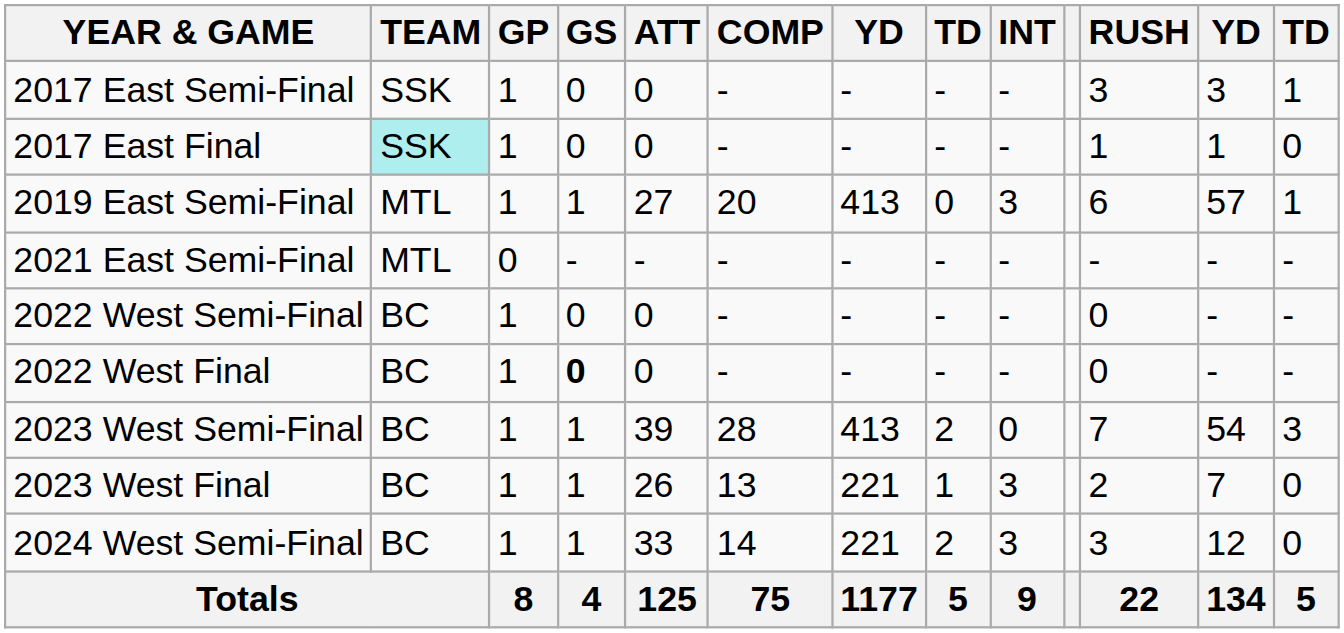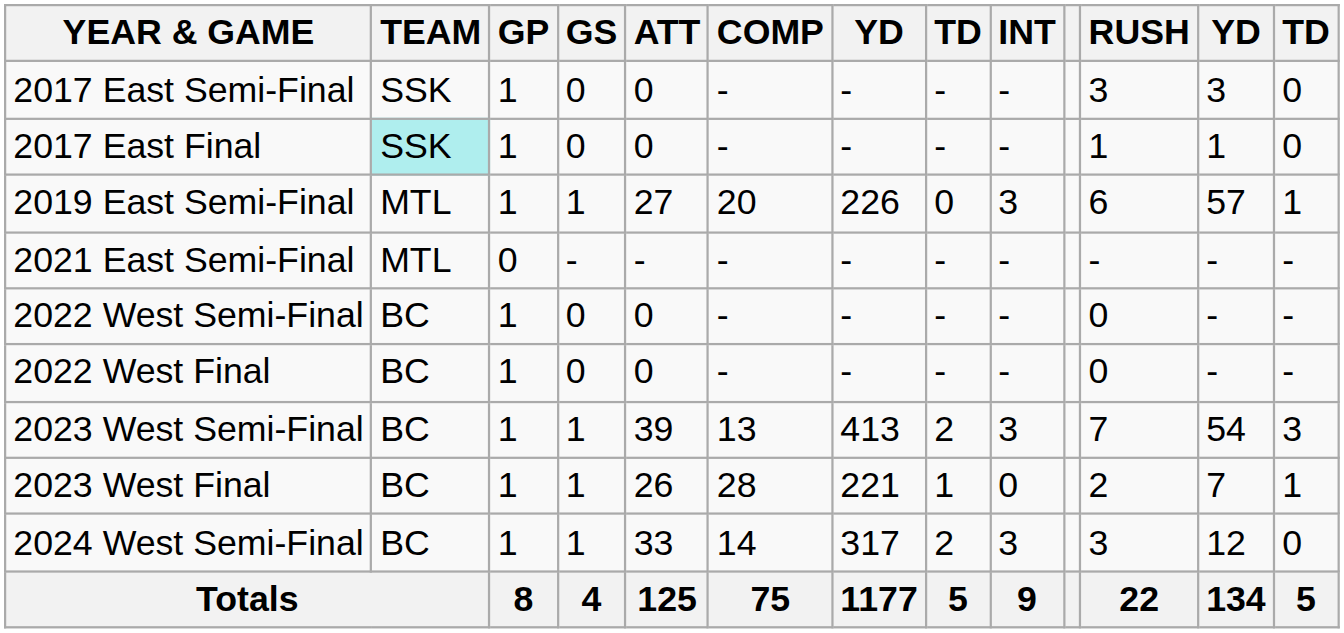(1292, 89) 1 -> (1292, 89) 0
(870, 202) 413 -> (870, 202) 226
(576, 372) bold -> (576, 372) normal
(737, 428) 28 -> (737, 428) 13
(1008, 428) 0 -> (1008, 428) 3
(737, 485) 13 -> (737, 485) 28
(1008, 485) 3 -> (1008, 485) 0
(1292, 485) 0 -> (1292, 485) 1
(870, 542) 221 -> (870, 542) 317
